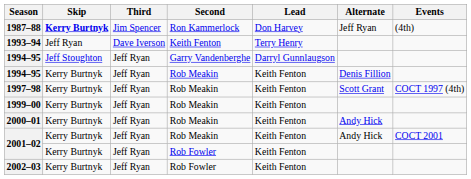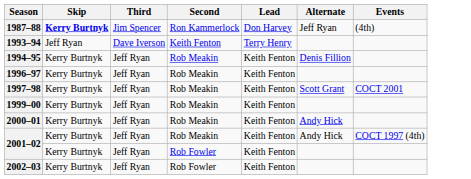- row: (24, 58)
+ row: (24, 74)
(430, 89) COCT 1997 (4th) -> (379, 89) COCT 2001
(419, 136) COCT 2001 -> (390, 136) COCT 1997 (4th)
